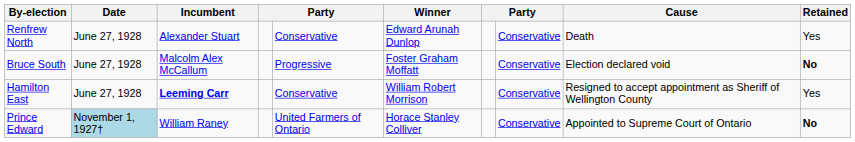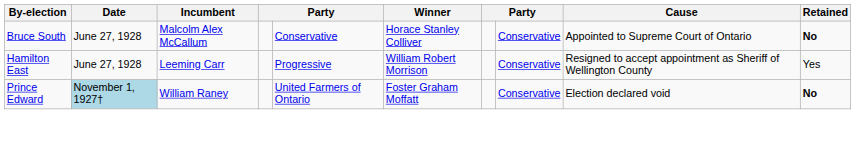- row: (27, 36)
(303, 65) Progressive -> (306, 36) Conservative
(422, 65) Foster Graham Moffatt -> (423, 36) Horace Stanley Colliver
(618, 65) Election declared void -> (658, 36) Appointed to Supreme Court of Ontario
(194, 94) bold -> (192, 65) normal
(306, 94) Conservative -> (303, 65) Progressive
(423, 123) Horace Stanley Colliver -> (422, 94) Foster Graham Moffatt
(658, 123) Appointed to Supreme Court of Ontario -> (618, 94) Election declared void
